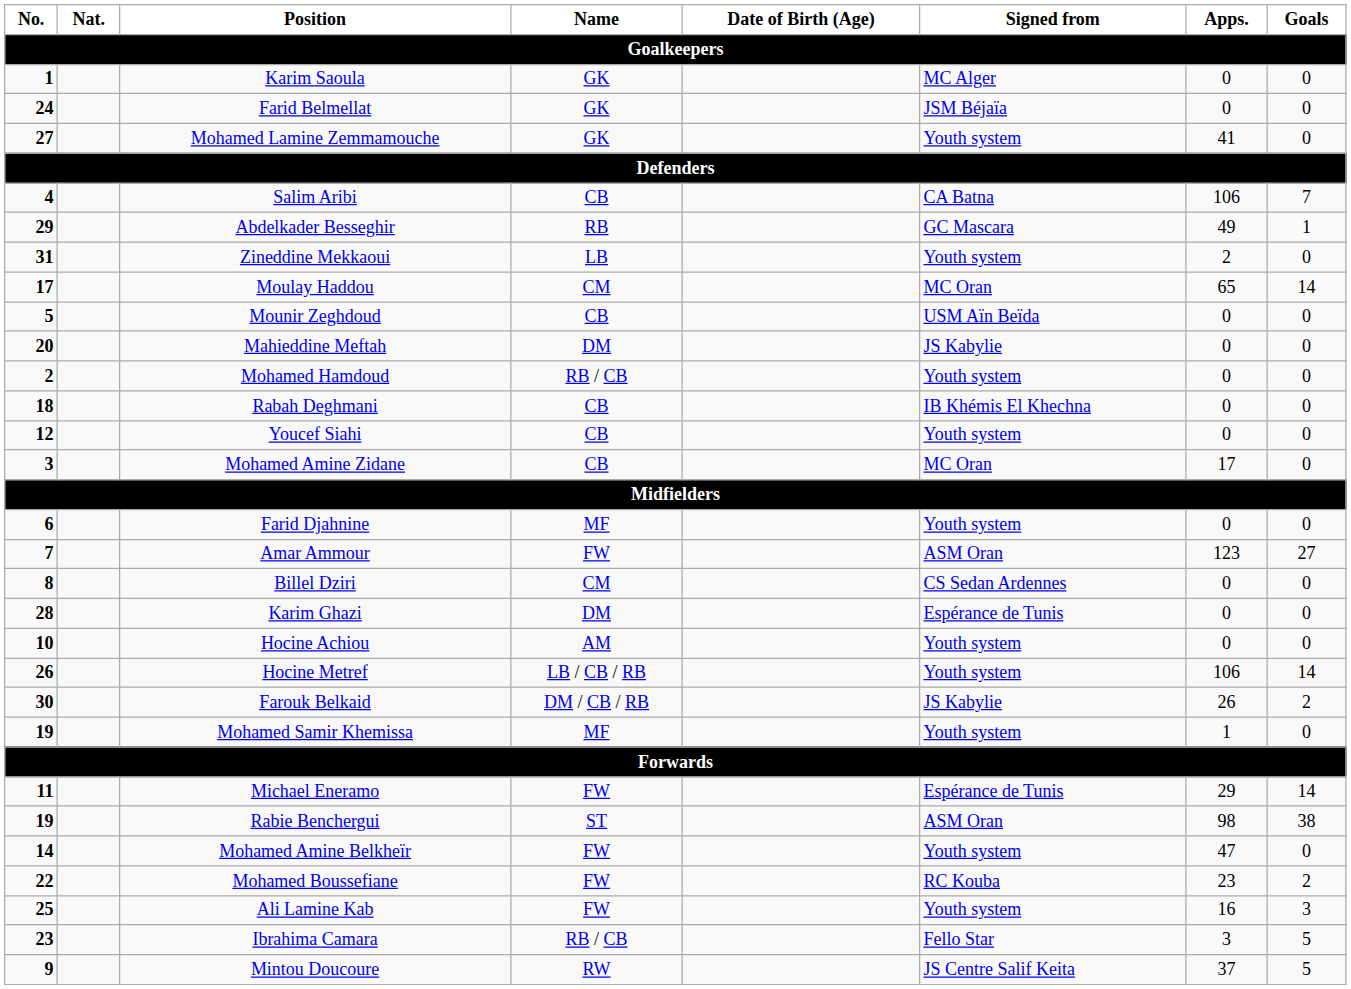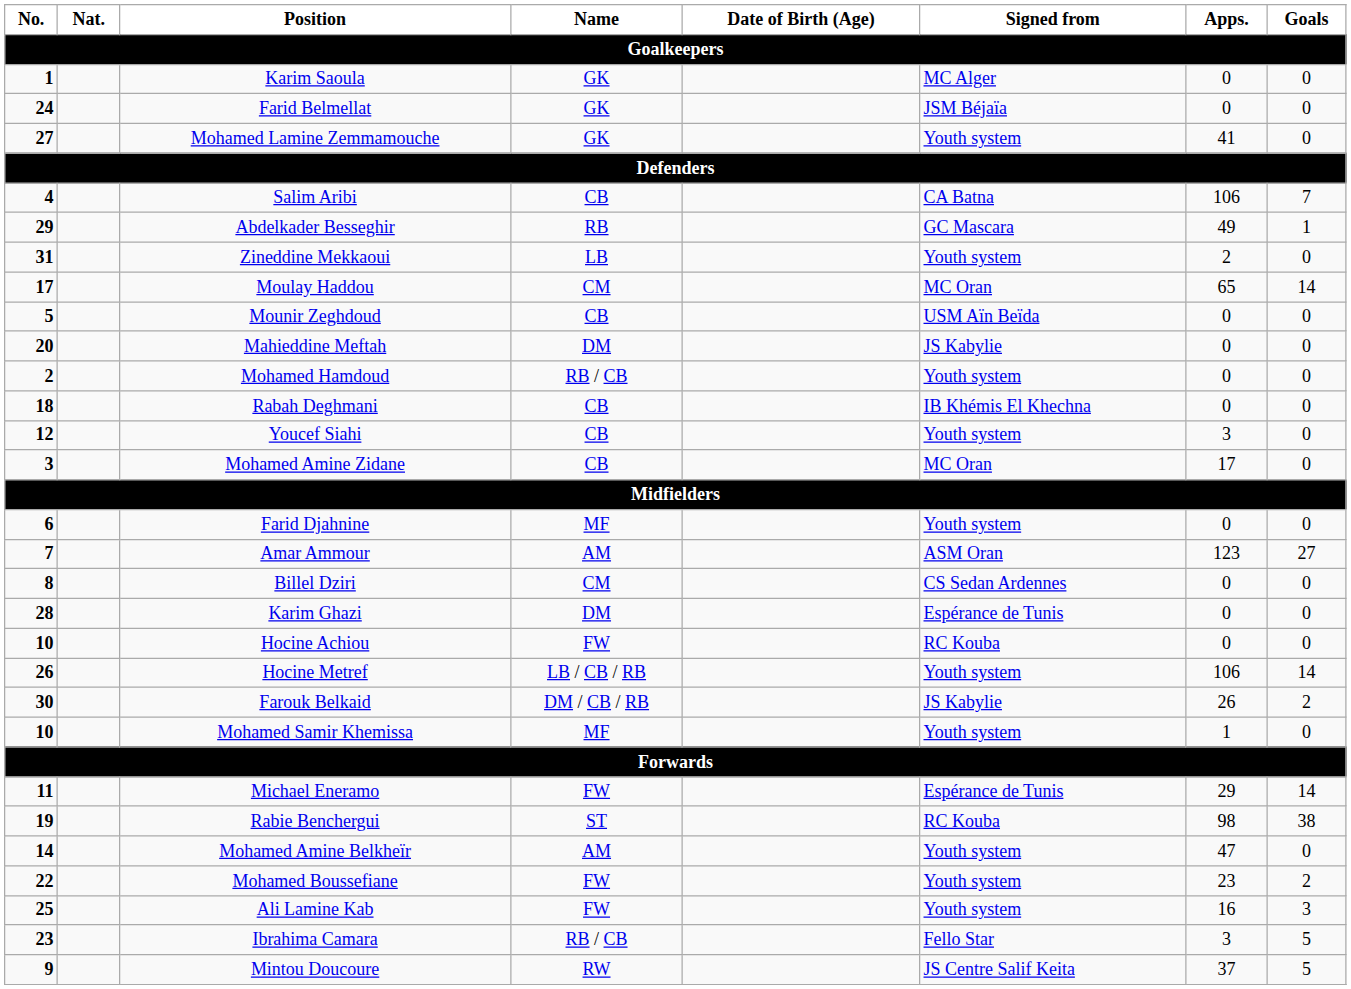(1226, 435) 0 -> (1226, 435) 3
(597, 554) FW -> (597, 554) AM
(597, 643) AM -> (597, 643) FW
(972, 643) Youth system -> (962, 643) RC Kouba
(44, 732) 19 -> (44, 732) 10
(963, 821) ASM Oran -> (962, 821) RC Kouba
(597, 850) FW -> (597, 850) AM
(962, 880) RC Kouba -> (972, 880) Youth system
